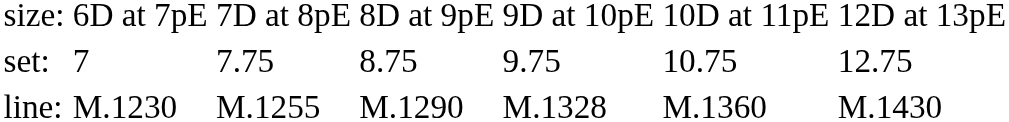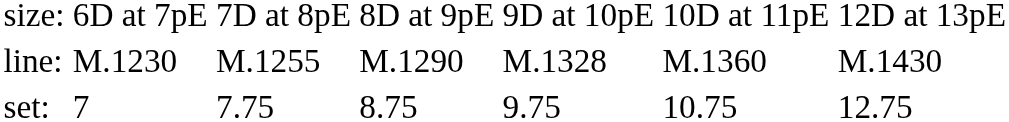rows swapped: (27, 61) <-> (33, 106)
